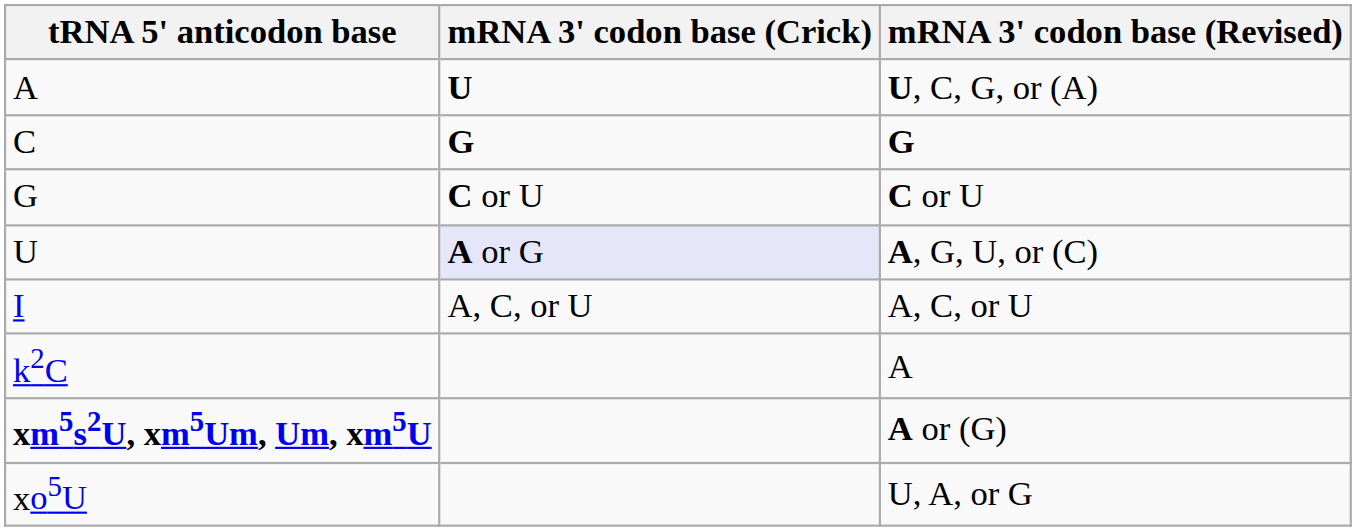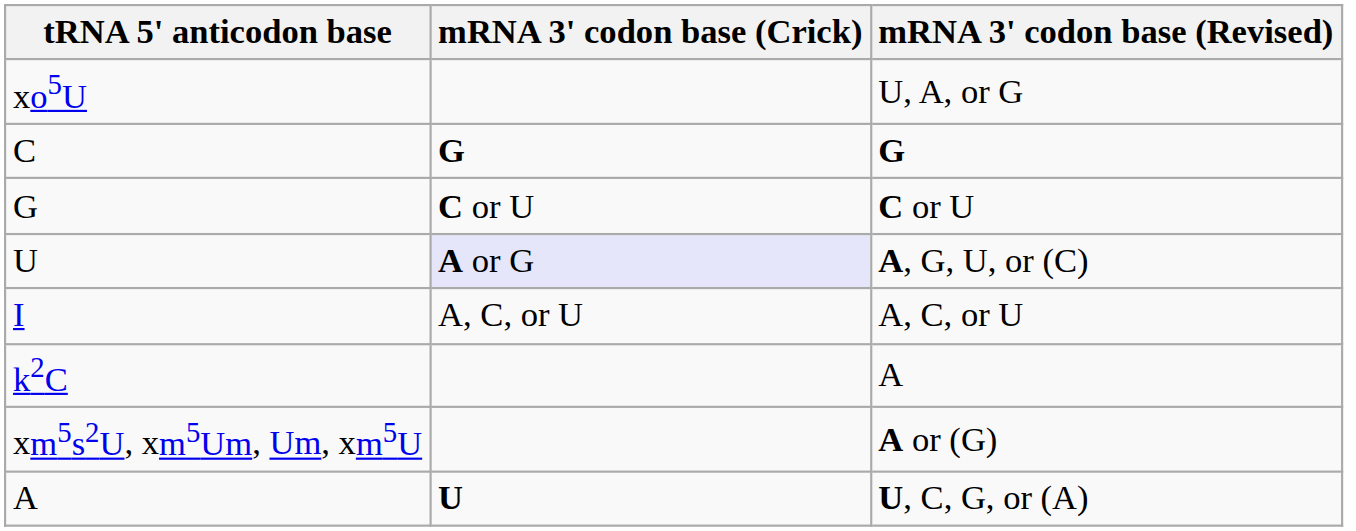rows swapped: (993, 86) <-> (960, 493)
(222, 429) bold -> (218, 438) normal
